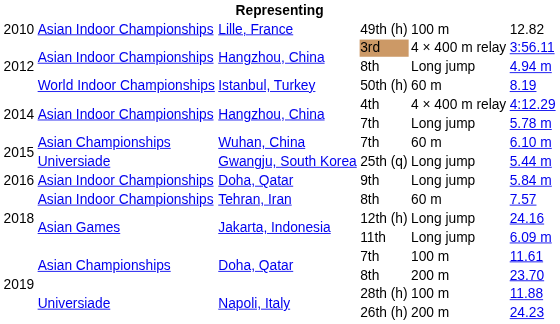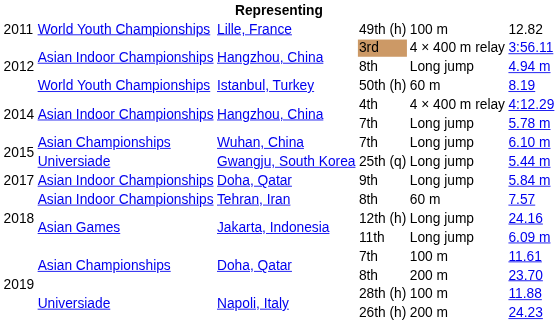(19, 29) 2010 -> (18, 29) 2011
(126, 29) Asian Indoor Championships -> (124, 29) World Youth Championships
(126, 86) World Indoor Championships -> (124, 86) World Youth Championships
(426, 142) 60 m -> (442, 142) Long jump
(19, 180) 2016 -> (19, 180) 2017
